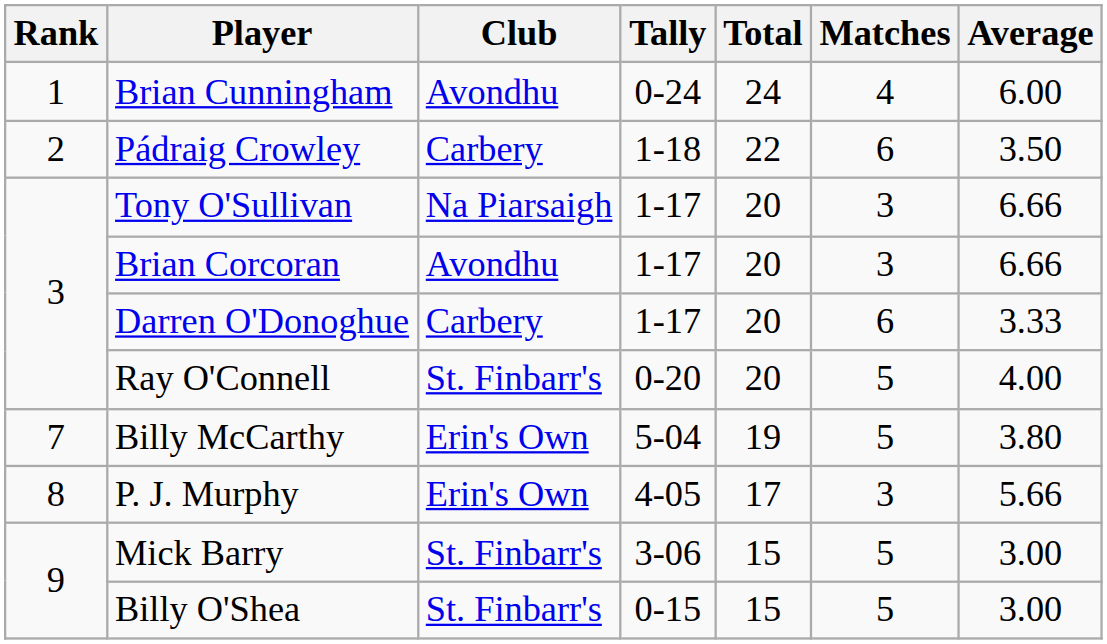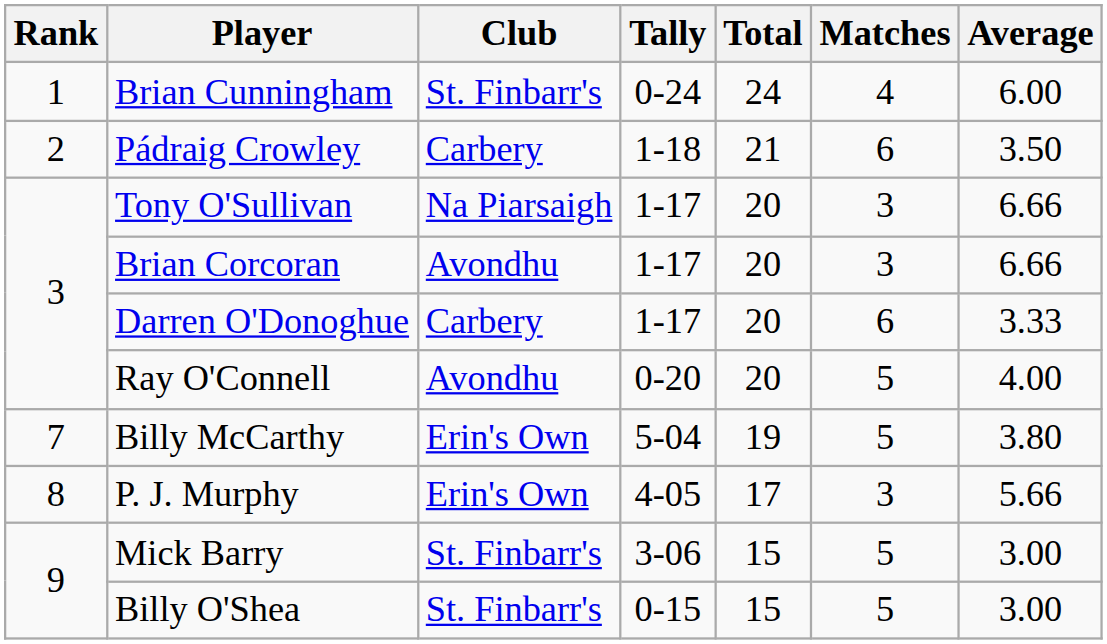(492, 90) Avondhu -> (514, 90) St. Finbarr's
(763, 148) 22 -> (763, 148) 21
(514, 378) St. Finbarr's -> (492, 378) Avondhu
